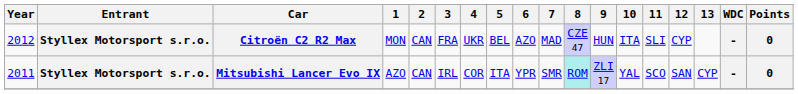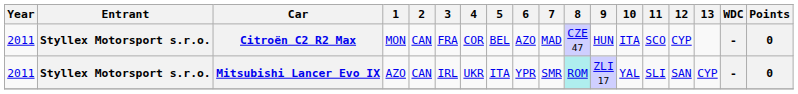(21, 40) 2012 -> (21, 40) 2011
(474, 40) UKR -> (474, 40) COR
(655, 40) SLI -> (655, 40) SCO
(474, 72) COR -> (474, 72) UKR
(655, 72) SCO -> (655, 72) SLI
